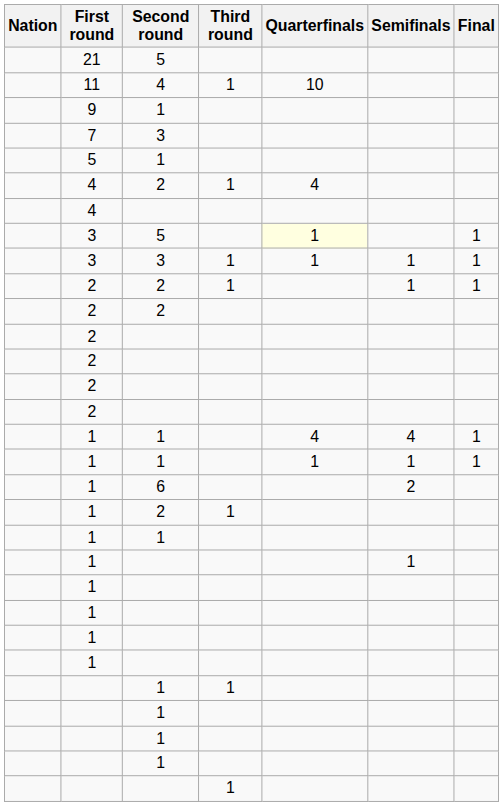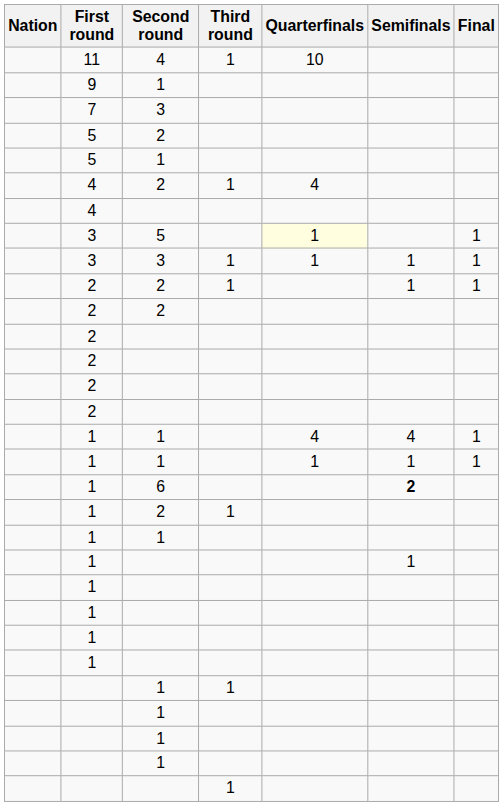- row: (92, 60)
+ row: (92, 135)
(411, 487) normal -> (411, 487) bold
